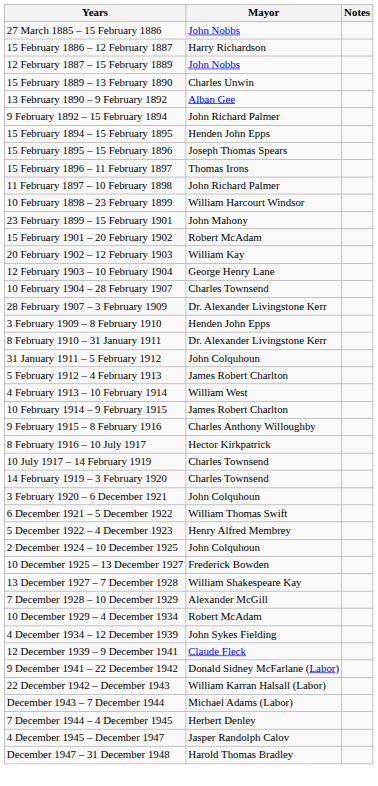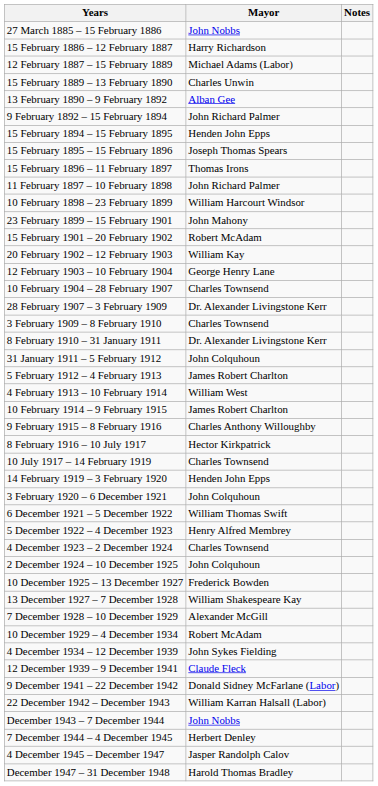(214, 64) John Nobbs -> (241, 64) Michael Adams (Labor)
(229, 323) Henden John Epps -> (228, 323) Charles Townsend
(228, 479) Charles Townsend -> (229, 479) Henden John Epps
+ row: (90, 548)
(241, 703) Michael Adams (Labor) -> (214, 720) John Nobbs
